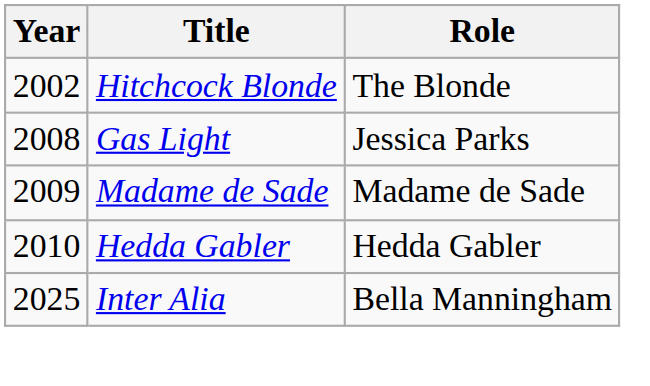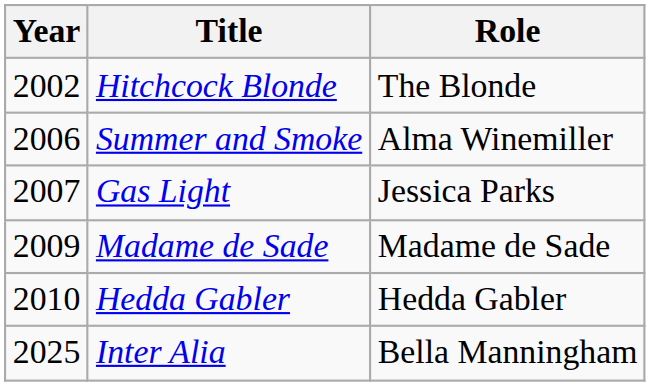+ row: (229, 138)
(47, 138) 2008 -> (47, 191) 2007
